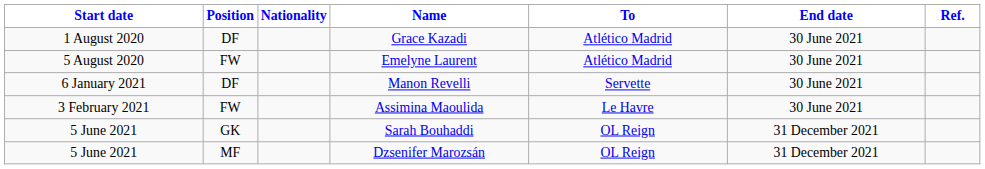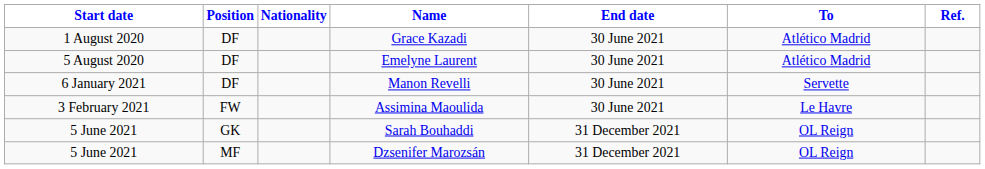columns swapped: (628, 16) <-> (826, 16)
(230, 61) FW -> (230, 61) DF
